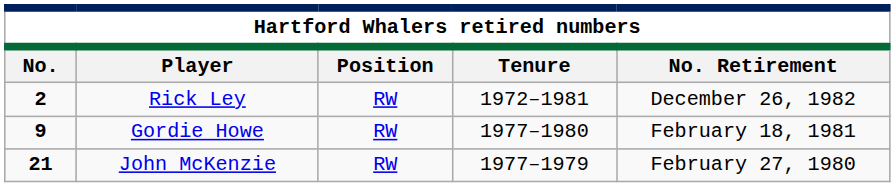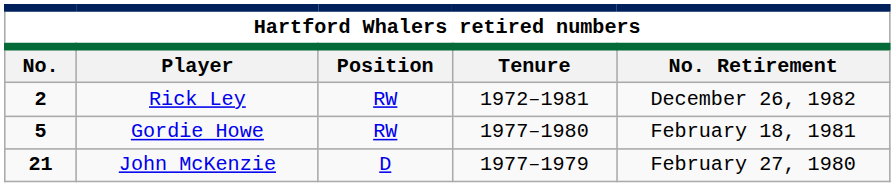(41, 132) 9 -> (41, 132) 5
(385, 165) RW -> (385, 165) D
